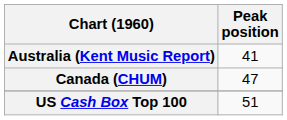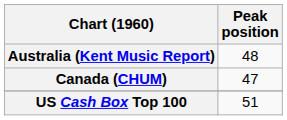(250, 56) 41 -> (250, 56) 48
